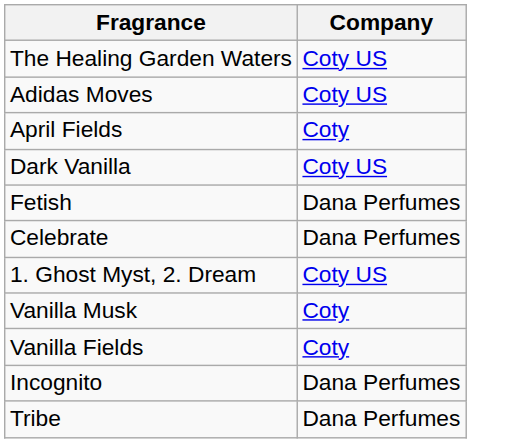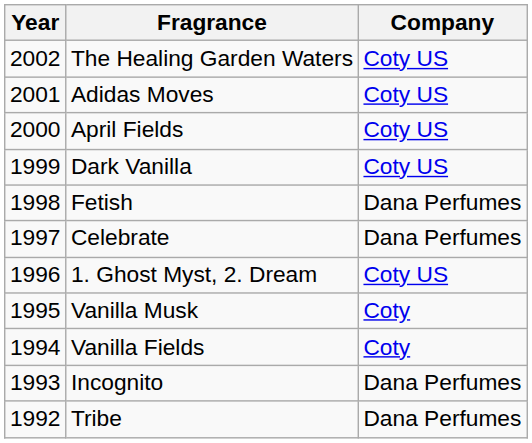+ column: (35, 22)
(326, 130) Coty -> (406, 130) Coty US
